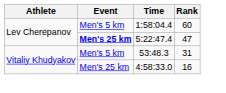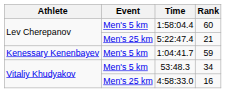(106, 39) bold -> (128, 39) normal
(187, 39) 47 -> (208, 39) 21
+ row: (175, 53)
(187, 53) 31 -> (208, 67) 34
